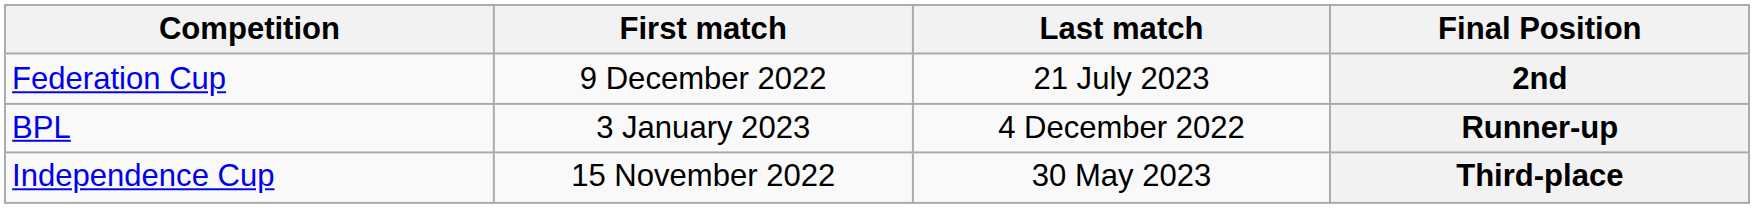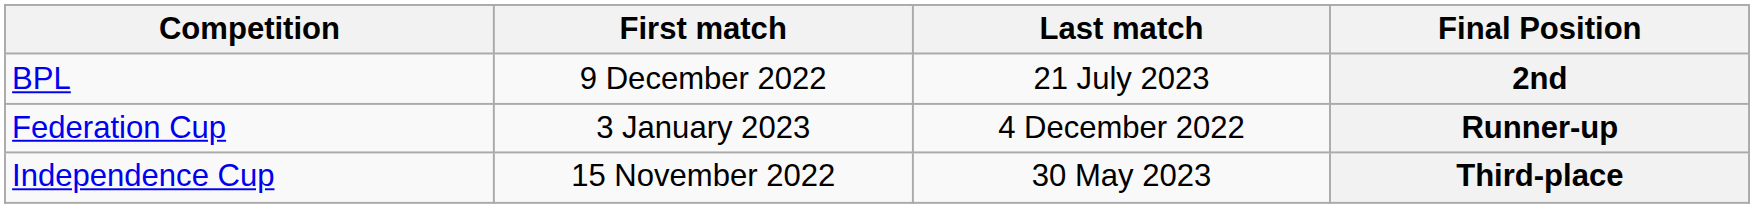(119, 78) Federation Cup -> (41, 78) BPL
(41, 127) BPL -> (119, 127) Federation Cup
